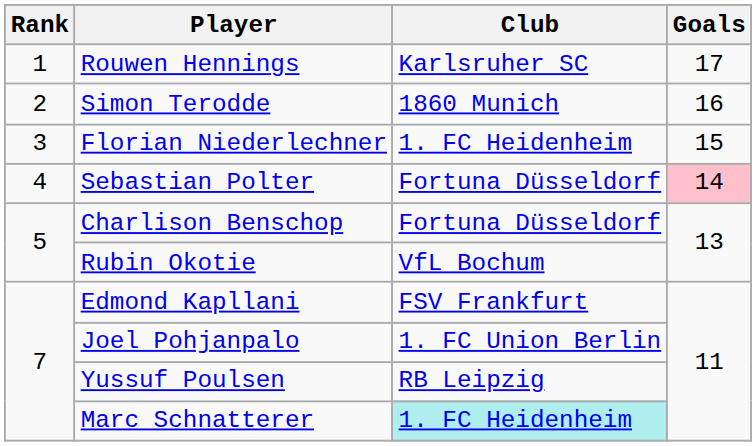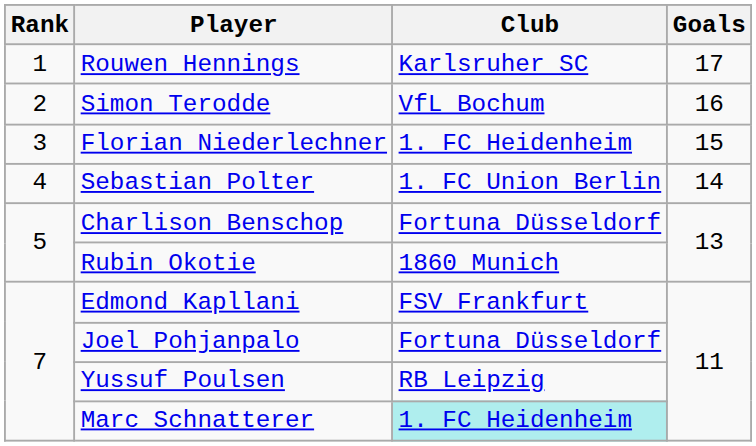(479, 104) 1860 Munich -> (472, 104) VfL Bochum
(530, 183) Fortuna Düsseldorf -> (530, 183) 1. FC Union Berlin
(709, 183) pink background -> (709, 183) no background
(472, 262) VfL Bochum -> (479, 262) 1860 Munich
(530, 342) 1. FC Union Berlin -> (530, 342) Fortuna Düsseldorf
